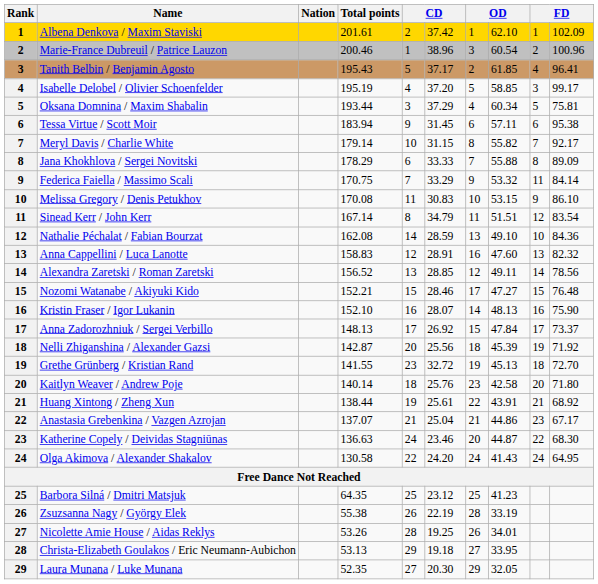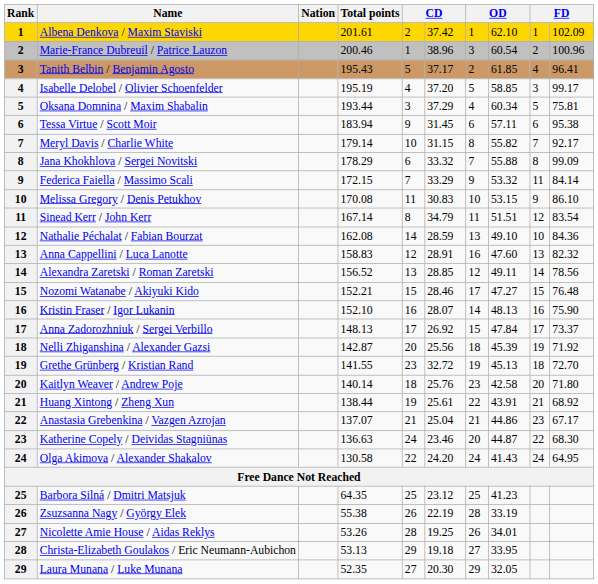(440, 161) 33.33 -> (440, 161) 33.32
(565, 161) 89.09 -> (565, 161) 99.09
(357, 180) 170.75 -> (357, 180) 172.15
